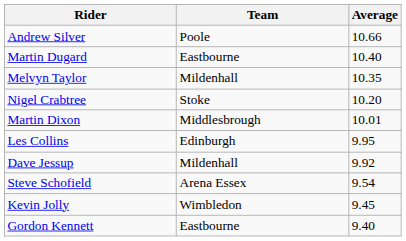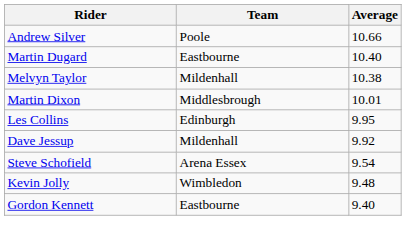(367, 78) 10.35 -> (367, 78) 10.38
- row: (47, 99)
(363, 204) 9.45 -> (363, 183) 9.48
